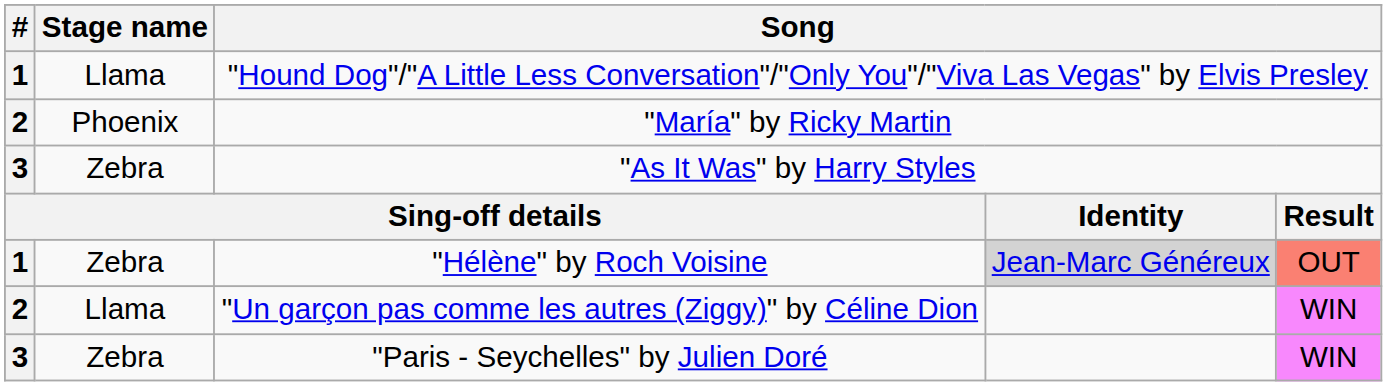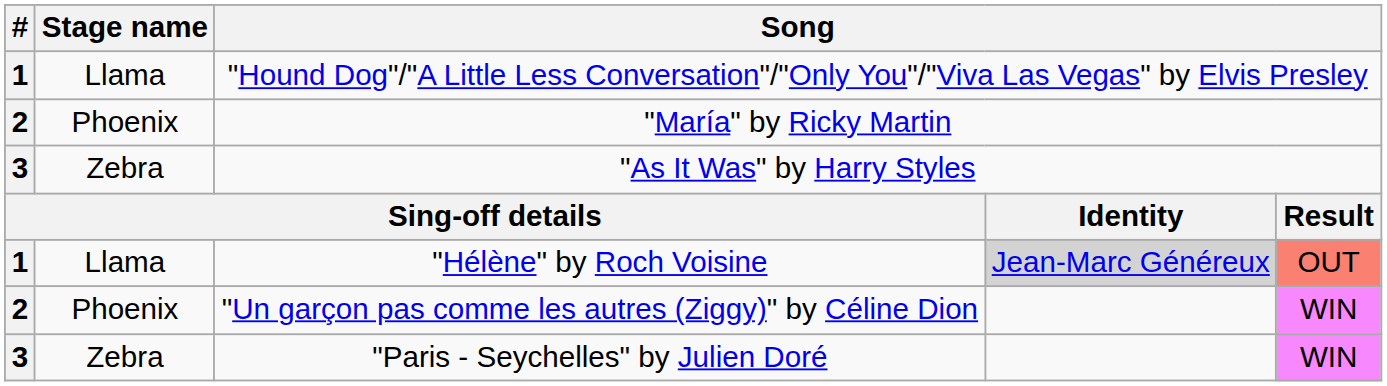(125, 262) Zebra -> (125, 262) Llama
(125, 309) Llama -> (125, 309) Phoenix
